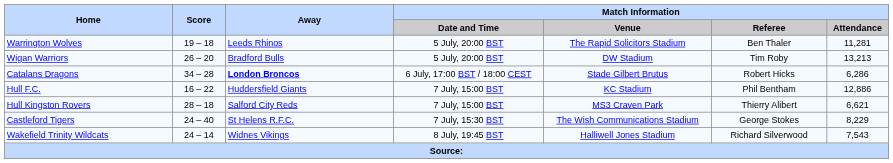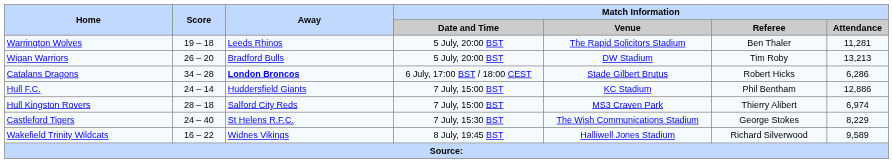(199, 89) 16 – 22 -> (199, 89) 24 – 14
(857, 104) 6,621 -> (857, 104) 6,974
(199, 135) 24 – 14 -> (199, 135) 16 – 22
(857, 135) 7,543 -> (857, 135) 9,589
